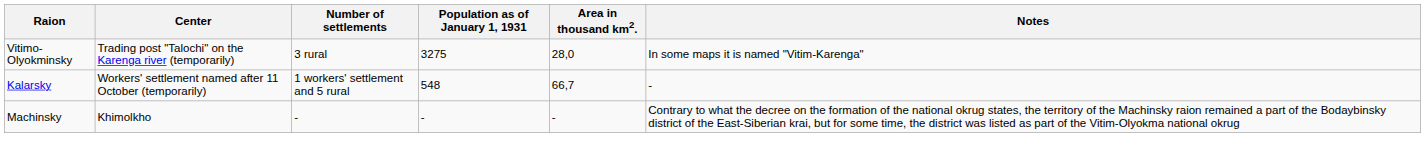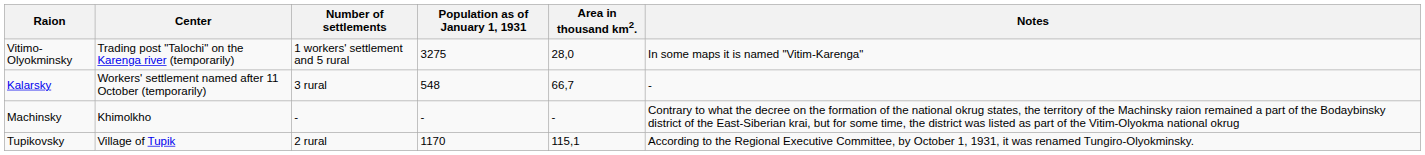(311, 54) 3 rural -> (348, 54) 1 workers' settlement and 5 rural
(349, 85) 1 workers' settlement and 5 rural -> (311, 85) 3 rural
+ row: (36, 141)
